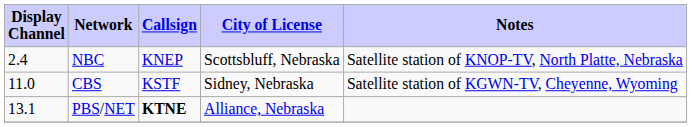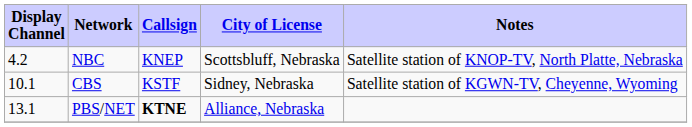(18, 59) 2.4 -> (18, 59) 4.2
(22, 84) 11.0 -> (22, 84) 10.1
